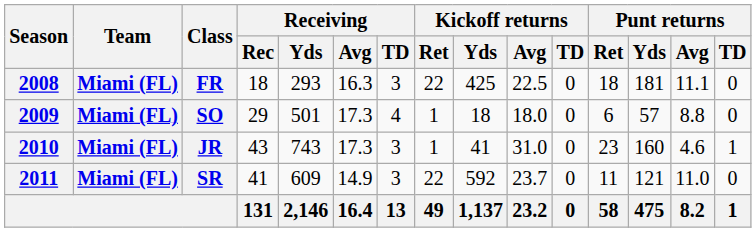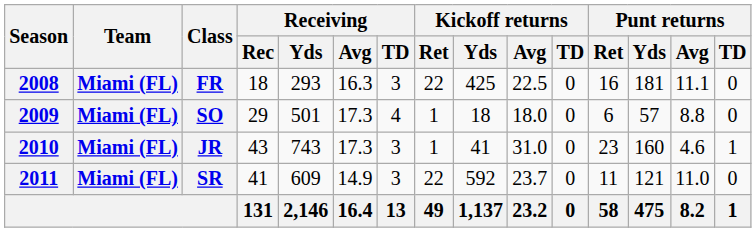(608, 83) 18 -> (608, 83) 16
